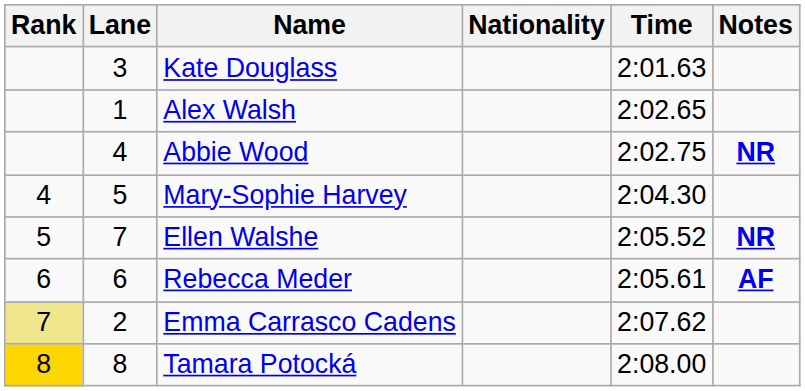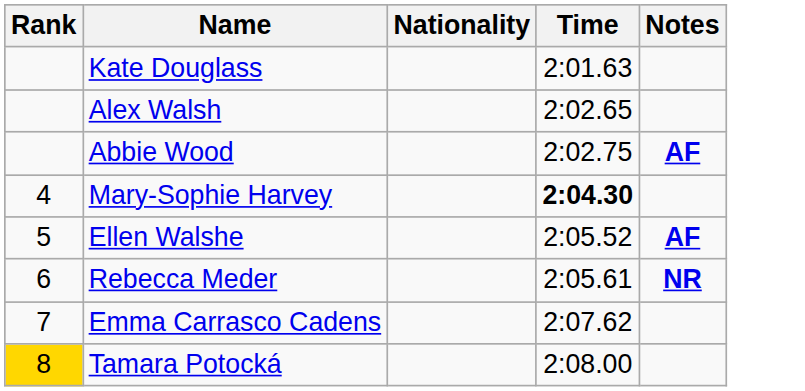- column: (120, 25)
(756, 152) NR -> (682, 152) AF
(662, 195) normal -> (588, 195) bold
(756, 237) NR -> (682, 237) AF
(756, 279) AF -> (682, 279) NR
(44, 322) khaki background -> (44, 322) no background
